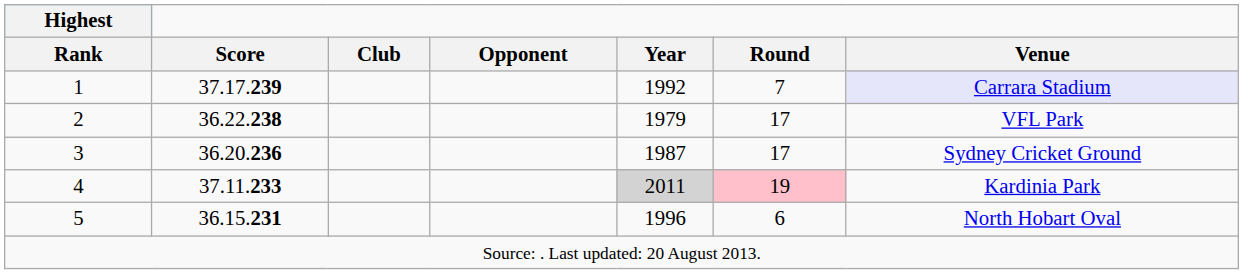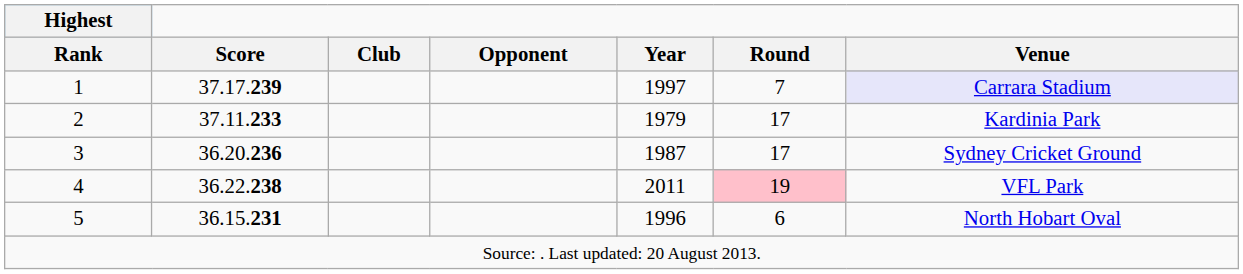(665, 86) 1992 -> (665, 86) 1997
(240, 119) 36.22.238 -> (240, 119) 37.11.233
(1042, 119) VFL Park -> (1042, 119) Kardinia Park
(240, 185) 37.11.233 -> (240, 185) 36.22.238
(665, 185) lightgrey background -> (665, 185) no background
(1042, 185) Kardinia Park -> (1042, 185) VFL Park
